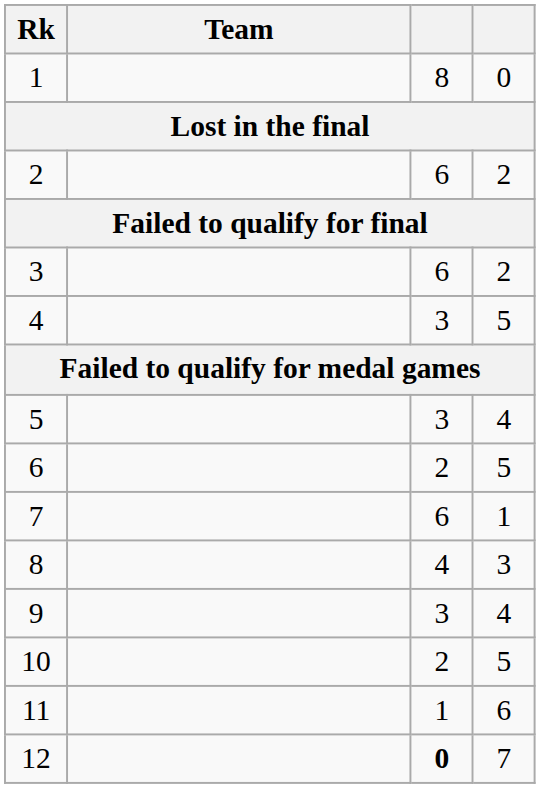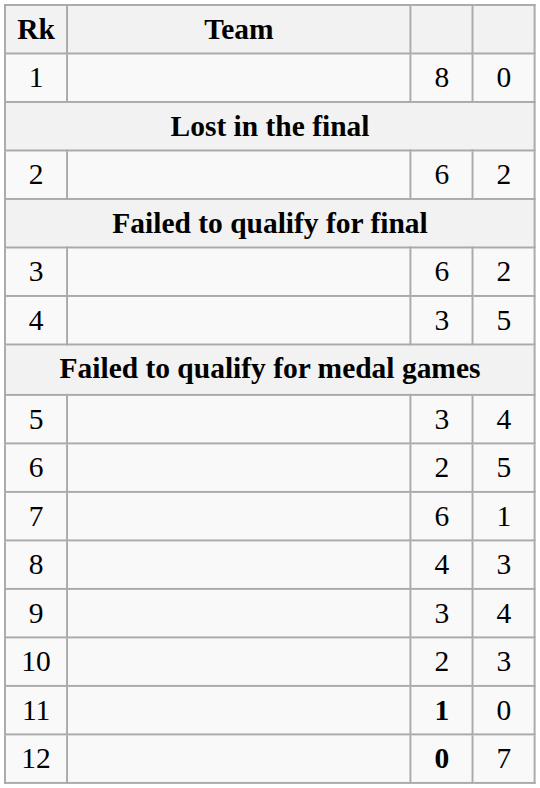(504, 661) 5 -> (504, 661) 3
(442, 709) normal -> (442, 709) bold
(504, 709) 6 -> (504, 709) 0
